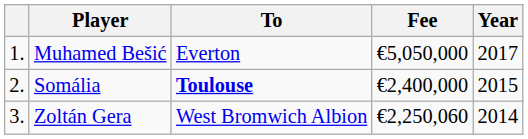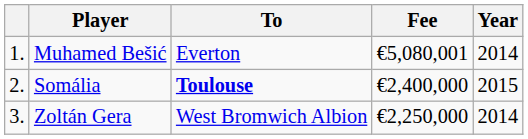(422, 52) €5,050,000 -> (422, 52) €5,080,001
(498, 52) 2017 -> (498, 52) 2014
(422, 117) €2,250,060 -> (422, 117) €2,250,000
